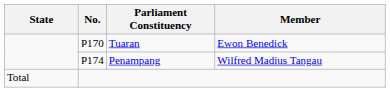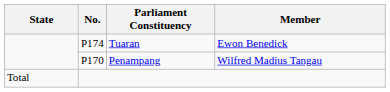(92, 43) P170 -> (92, 43) P174
(92, 60) P174 -> (92, 60) P170
